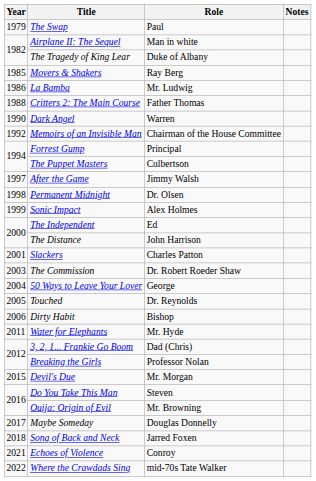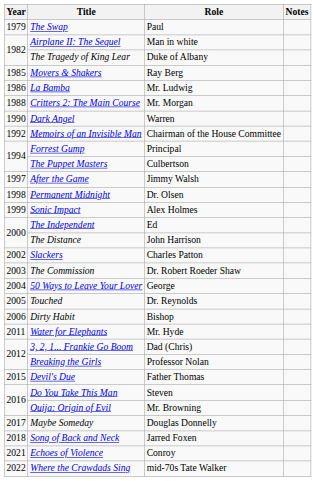(176, 103) Father Thomas -> (170, 103) Mr. Morgan
(16, 255) 2001 -> (16, 255) 2002
(170, 377) Mr. Morgan -> (176, 377) Father Thomas
